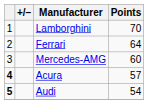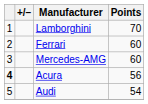(136, 44) 64 -> (136, 44) 60
(136, 76) 57 -> (136, 76) 56
(9, 92) bold -> (9, 92) normal
